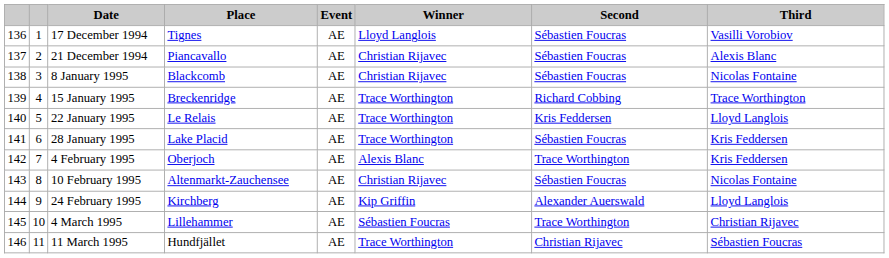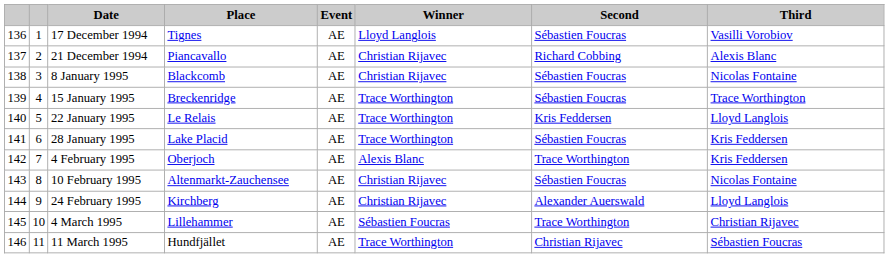(580, 56) Sébastien Foucras -> (578, 56) Richard Cobbing
(578, 97) Richard Cobbing -> (580, 97) Sébastien Foucras
(387, 200) Kip Griffin -> (402, 200) Christian Rijavec
